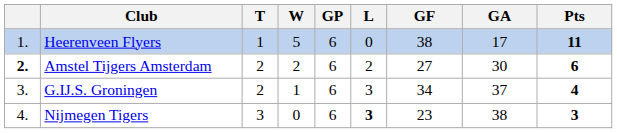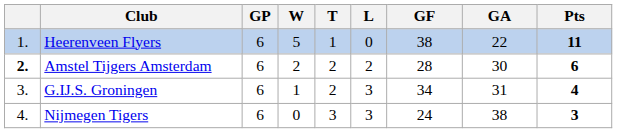columns swapped: (333, 16) <-> (260, 16)
(499, 41) 17 -> (499, 41) 22
(424, 66) 27 -> (424, 66) 28
(499, 90) 37 -> (499, 90) 31
(369, 115) bold -> (369, 115) normal
(424, 115) 23 -> (424, 115) 24
